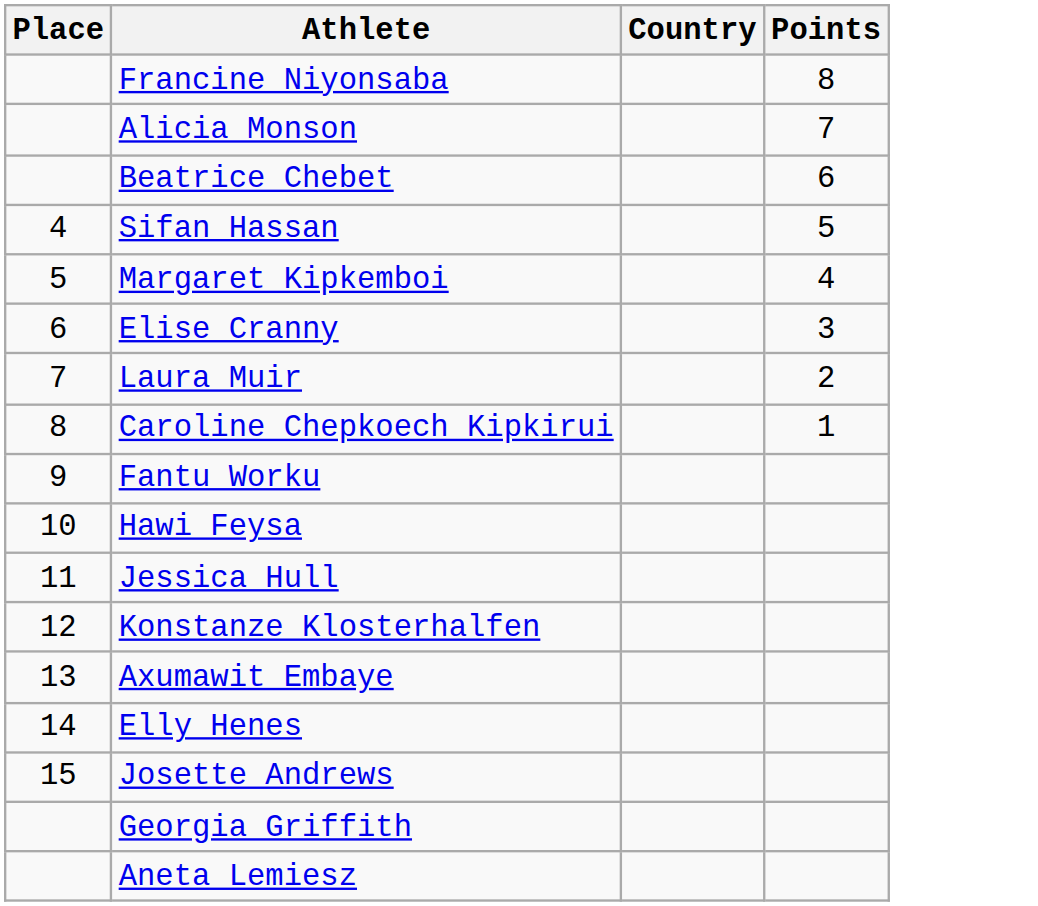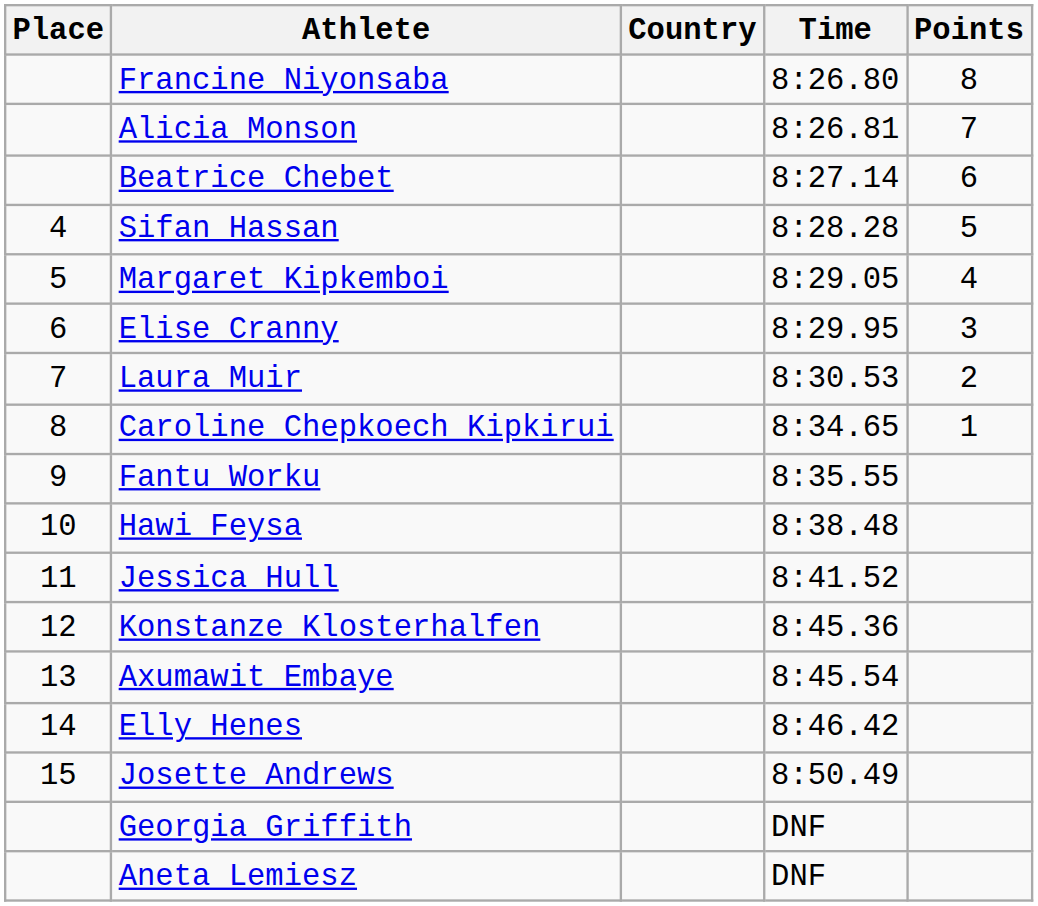+ column: (835, 30)
